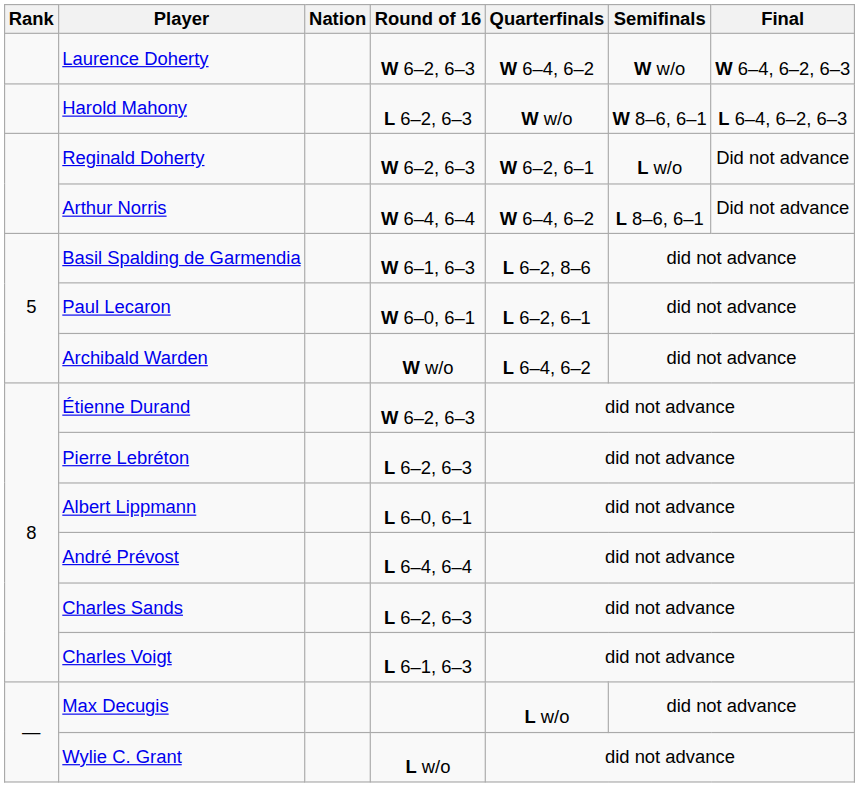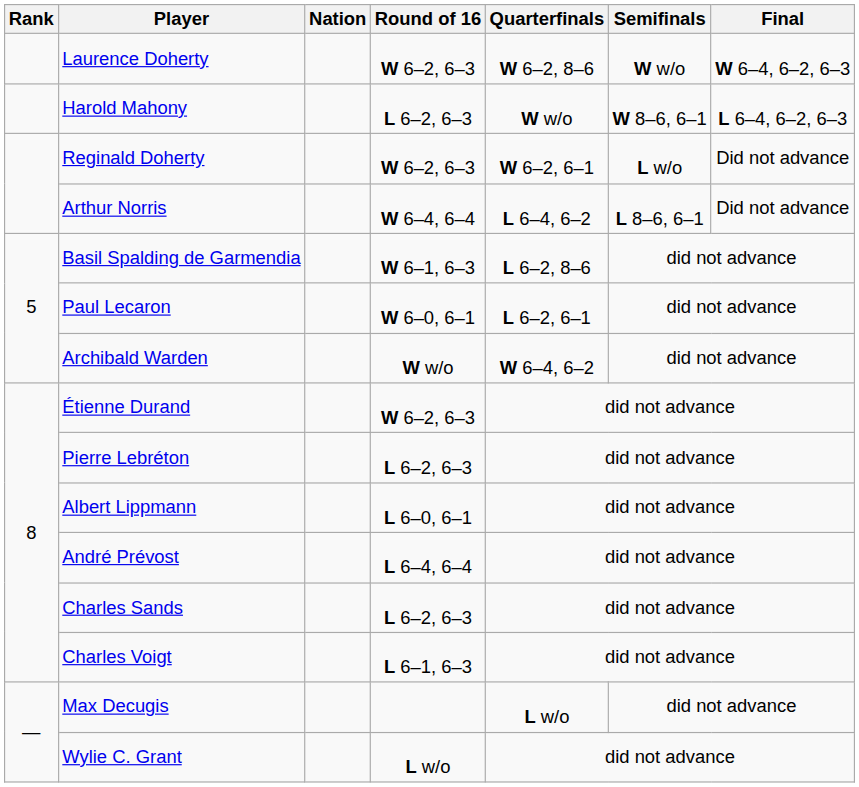(547, 68) W 6–4, 6–2 -> (547, 68) W 6–2, 8–6
(547, 218) W 6–4, 6–2 -> (547, 218) L 6–4, 6–2
(547, 368) L 6–4, 6–2 -> (547, 368) W 6–4, 6–2
